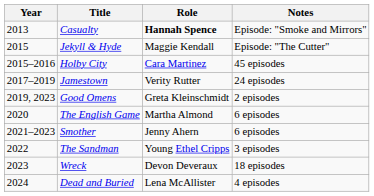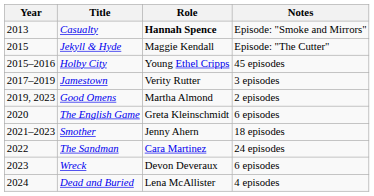(176, 64) Cara Martinez -> (187, 64) Young Ethel Cripps
(260, 81) 24 episodes -> (257, 81) 3 episodes
(187, 98) Greta Kleinschmidt -> (179, 98) Martha Almond
(179, 115) Martha Almond -> (187, 115) Greta Kleinschmidt
(257, 132) 6 episodes -> (260, 132) 18 episodes
(187, 149) Young Ethel Cripps -> (176, 149) Cara Martinez
(257, 149) 3 episodes -> (260, 149) 24 episodes
(260, 166) 18 episodes -> (257, 166) 6 episodes
